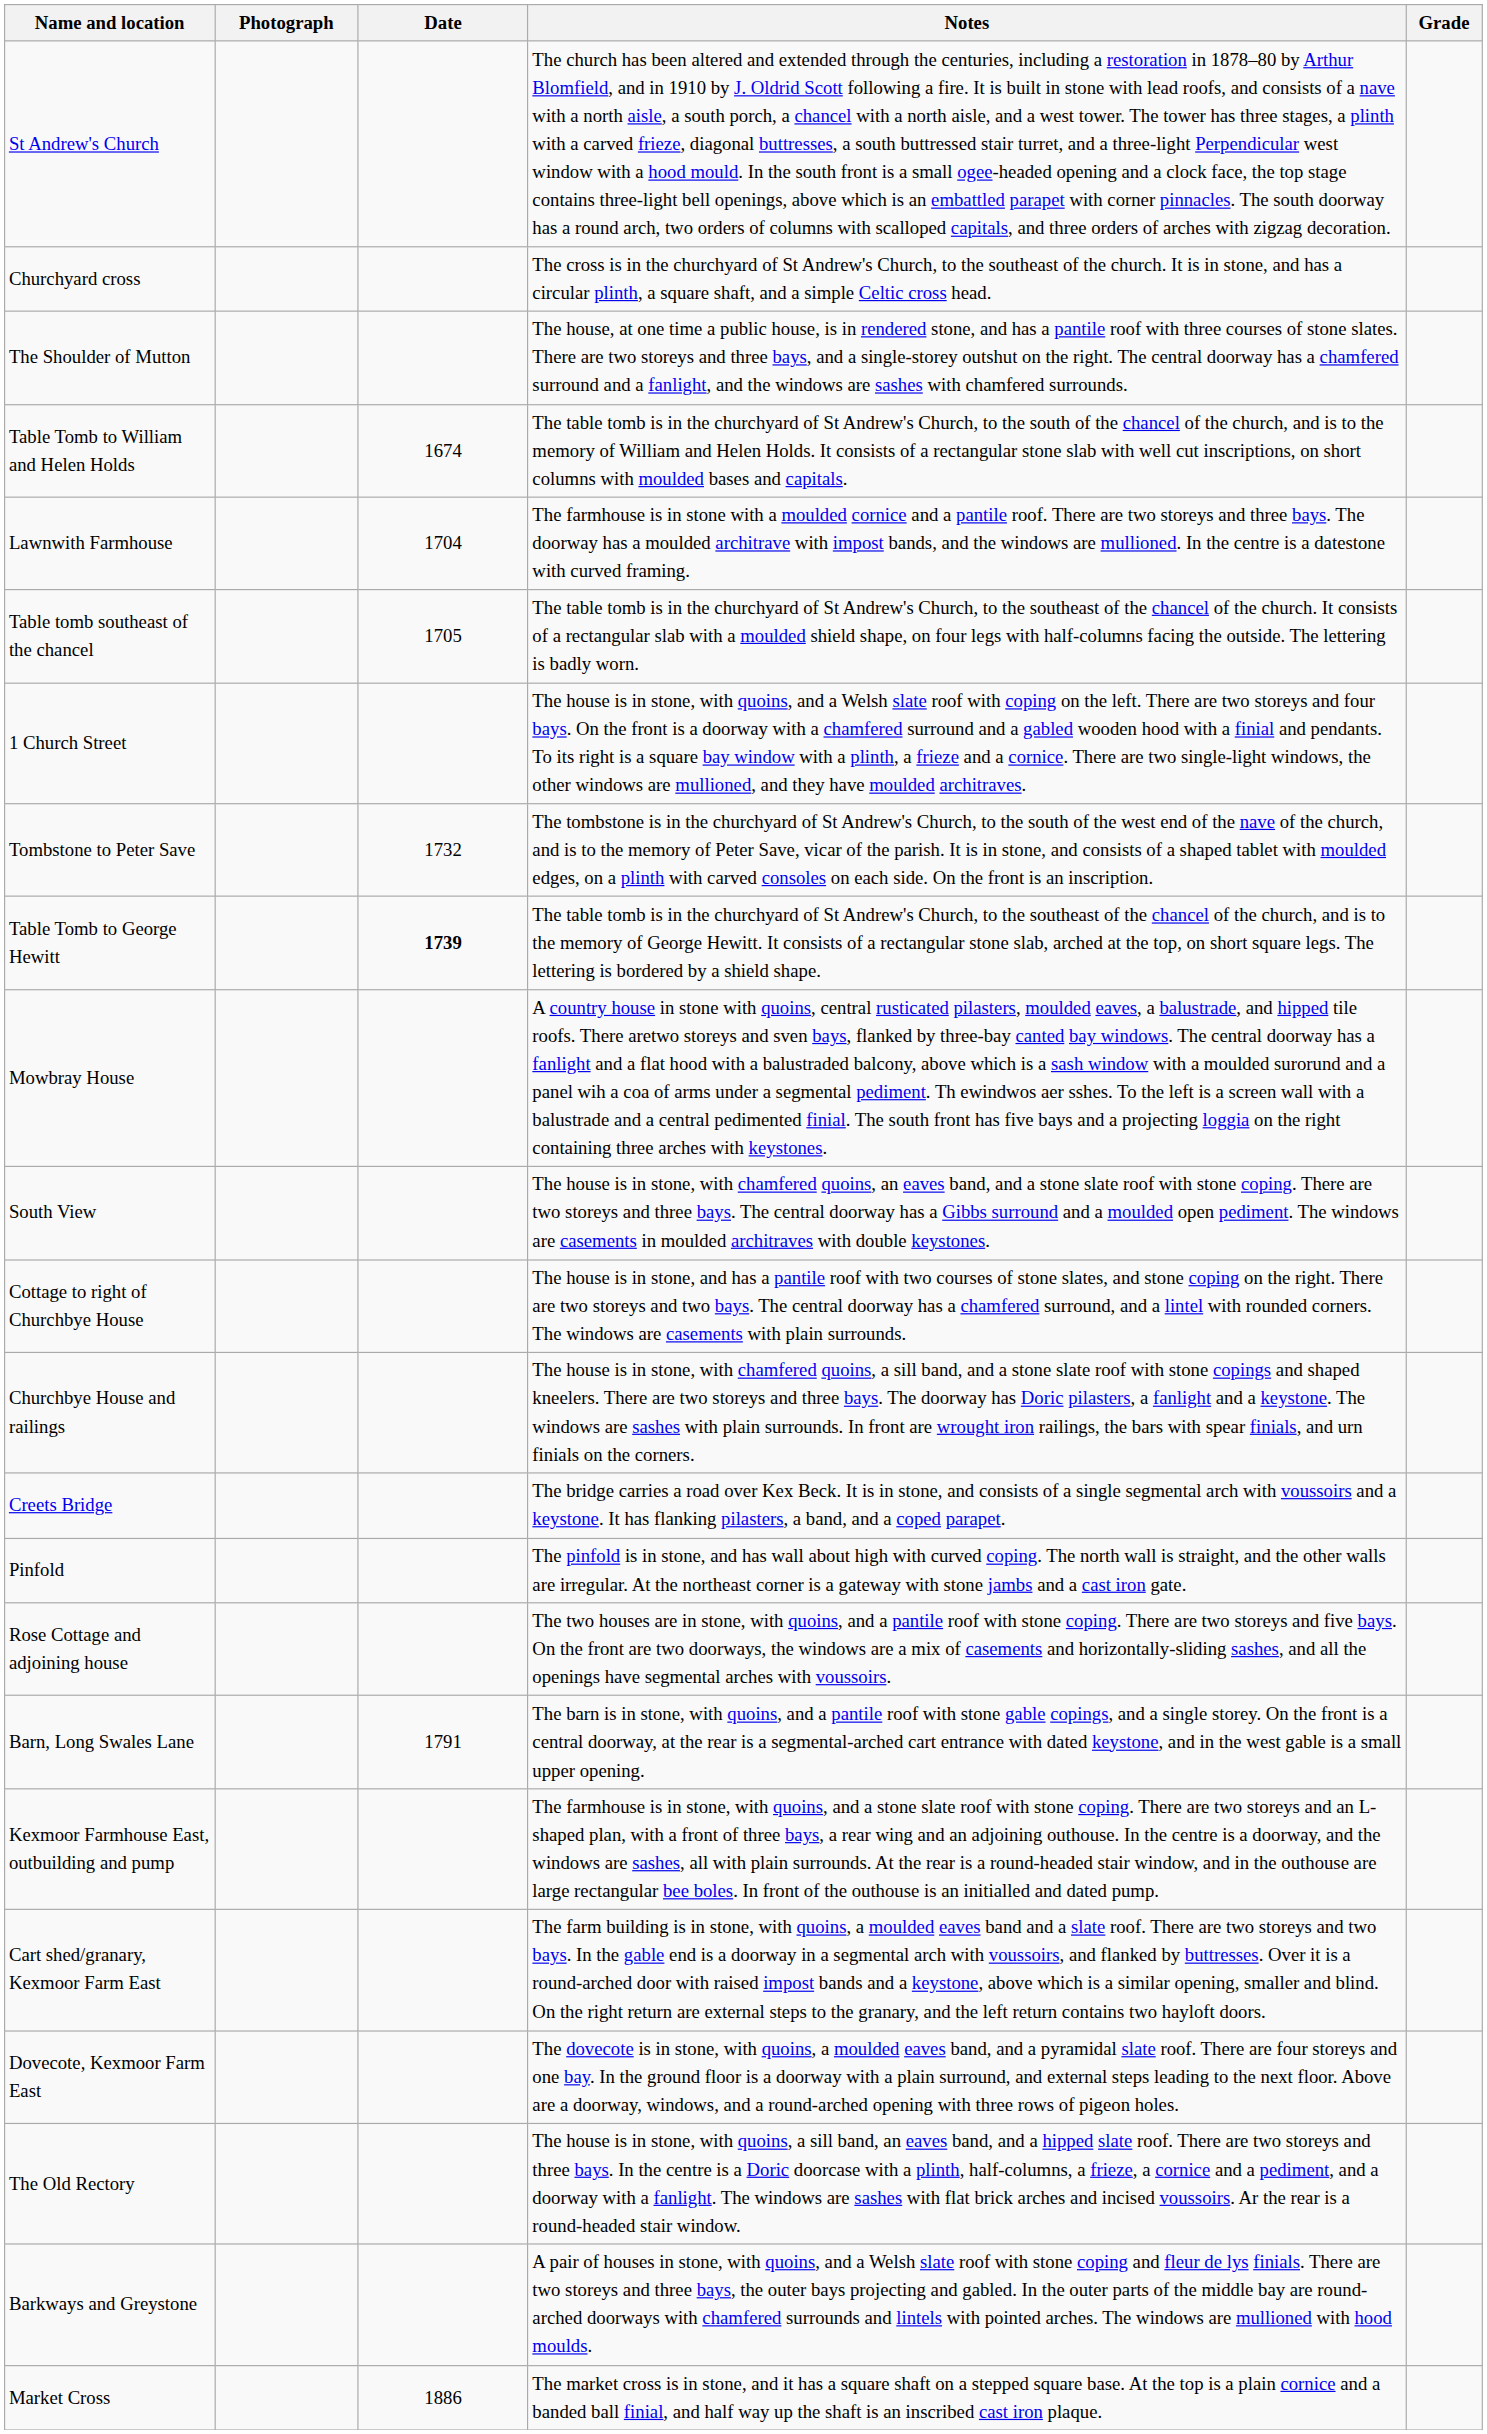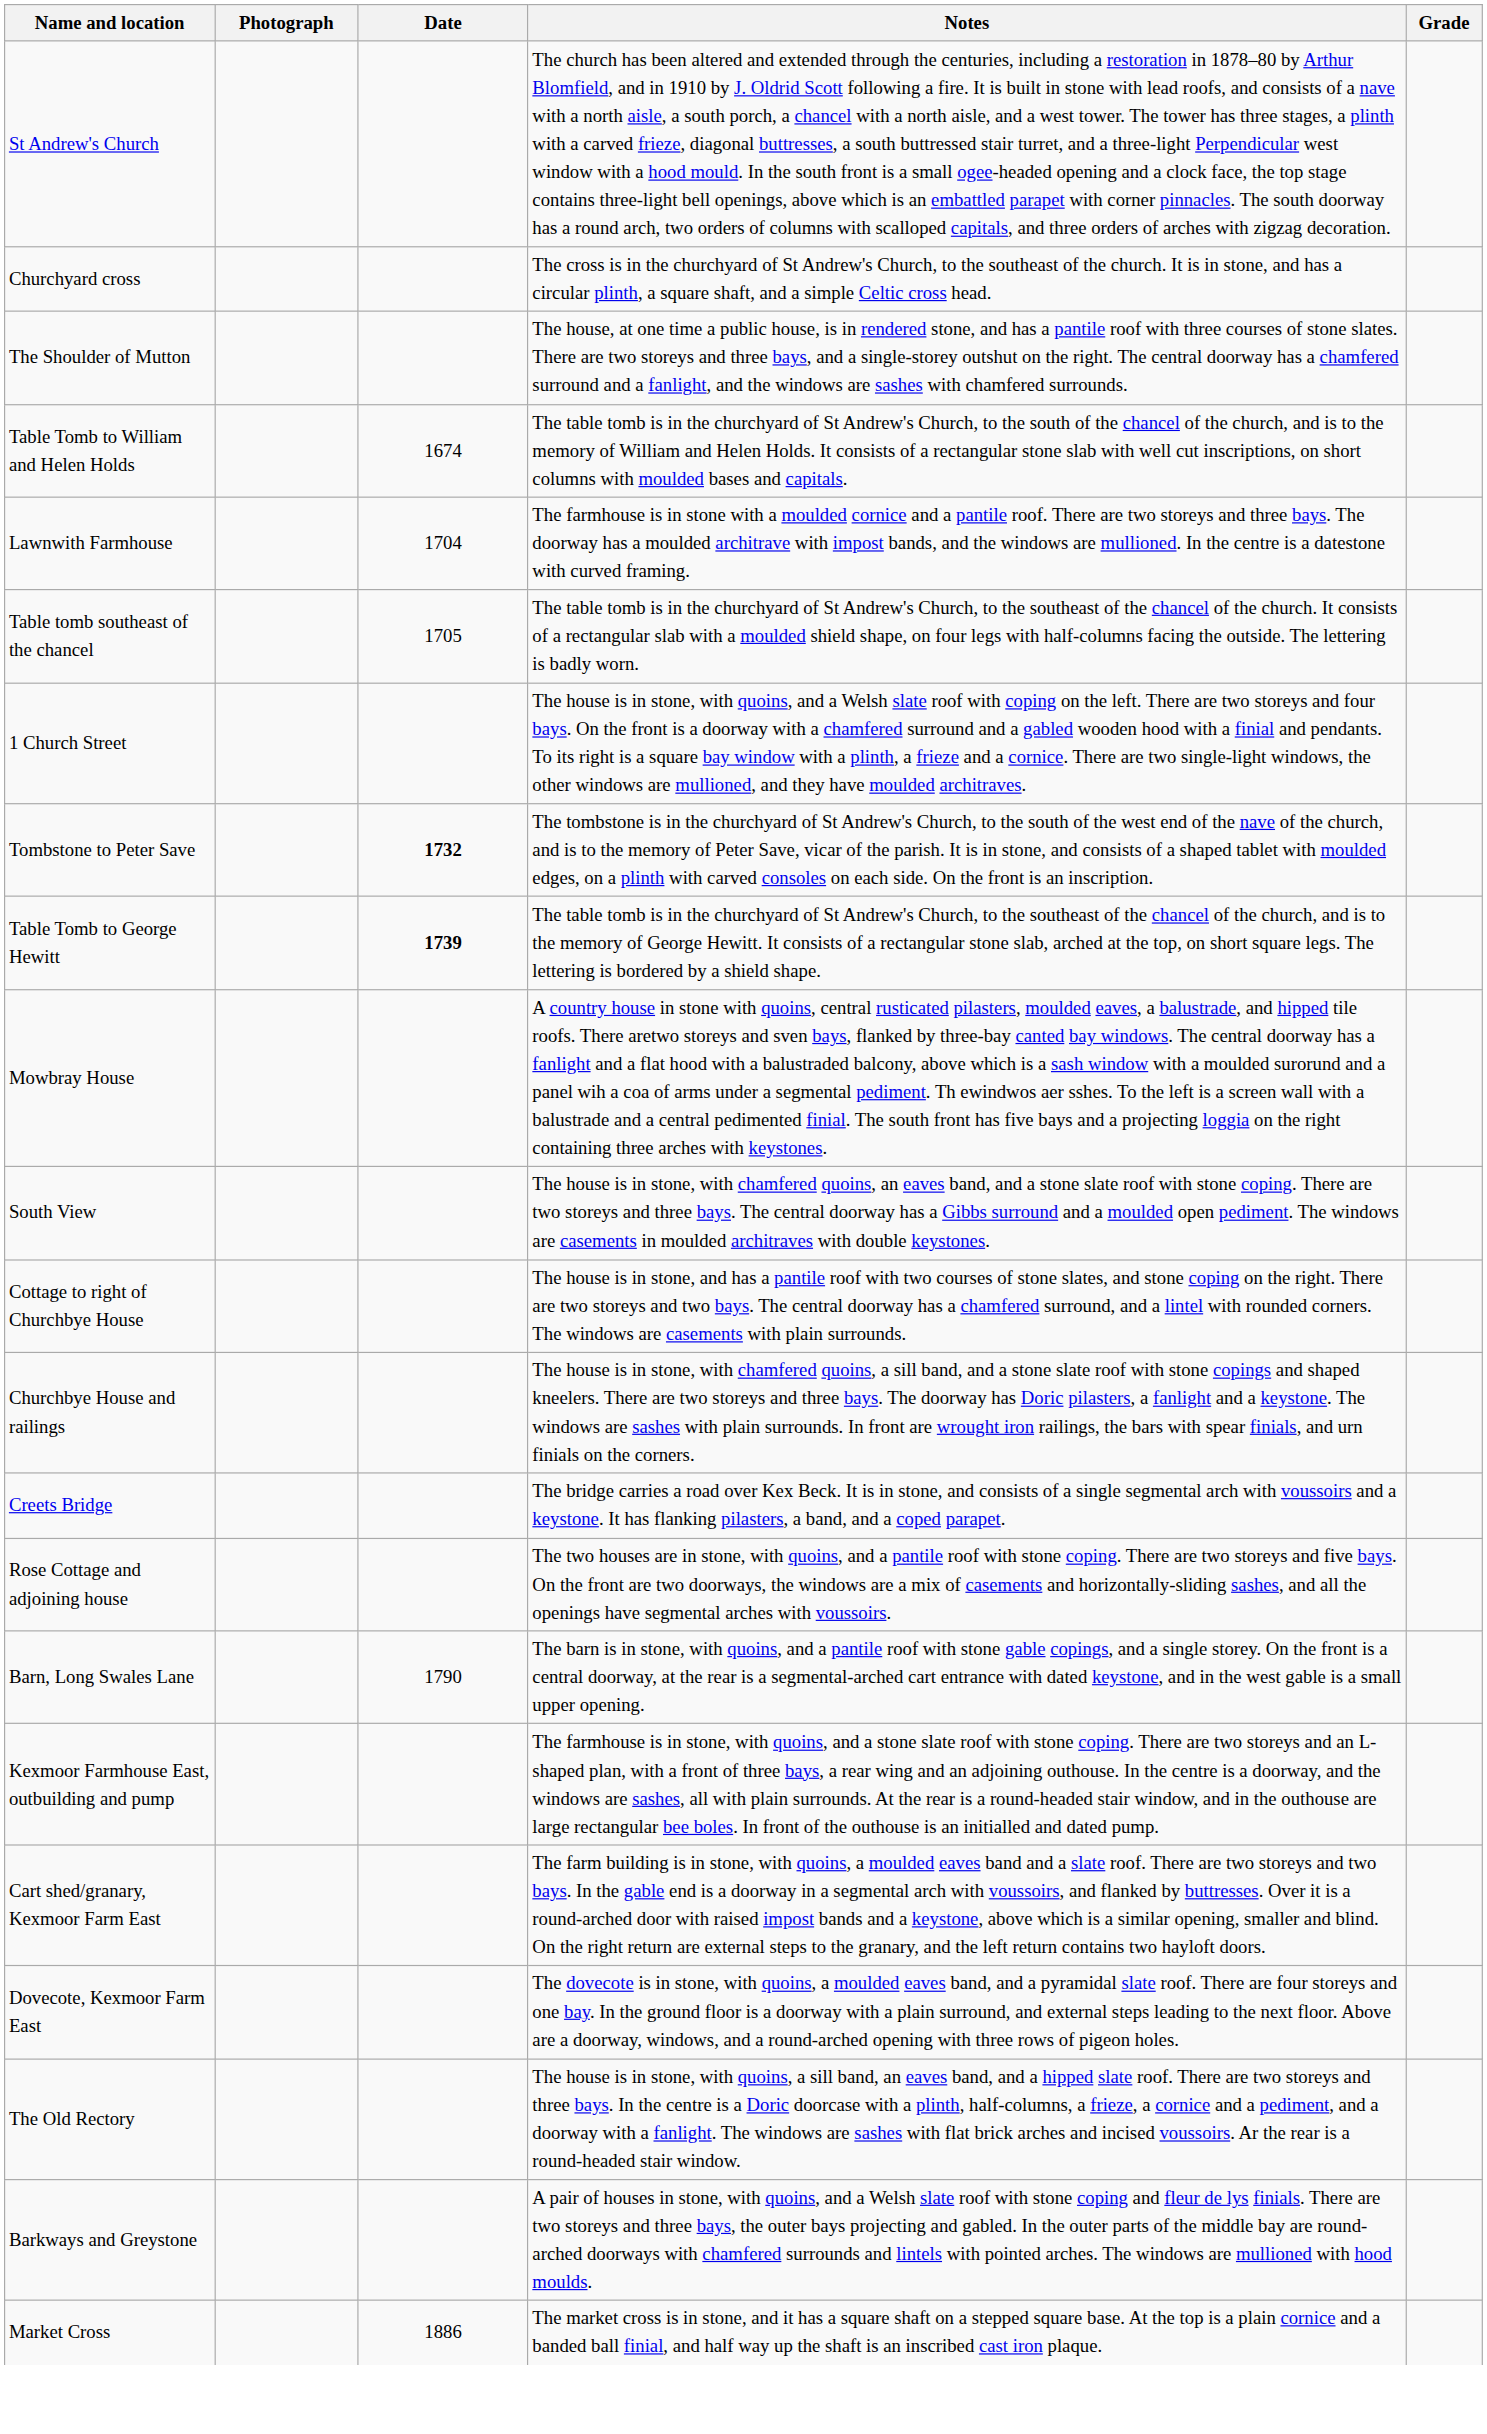(443, 850) normal -> (443, 850) bold
- row: (36, 1570)
(443, 1742) 1791 -> (443, 1677) 1790
